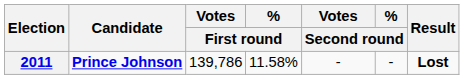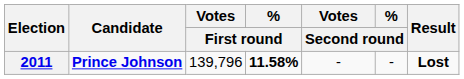(216, 62) 139,786 -> (216, 62) 139,796
(274, 62) normal -> (274, 62) bold
